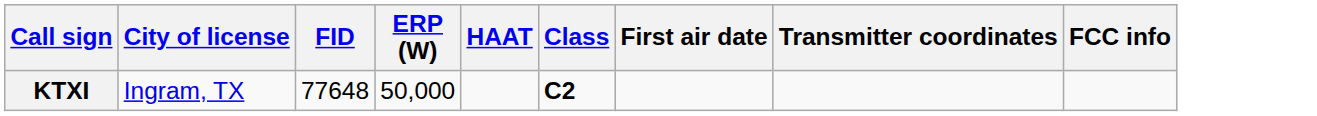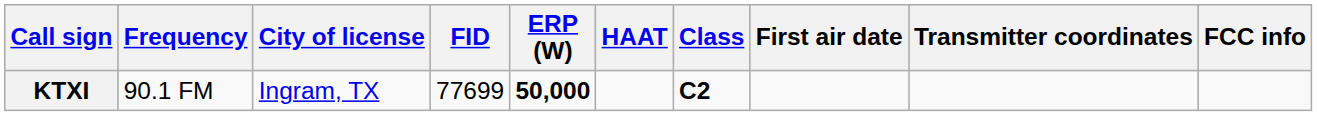+ column: (186, 37)
(335, 90) 77648 -> (470, 90) 77699
(418, 90) normal -> (553, 90) bold
